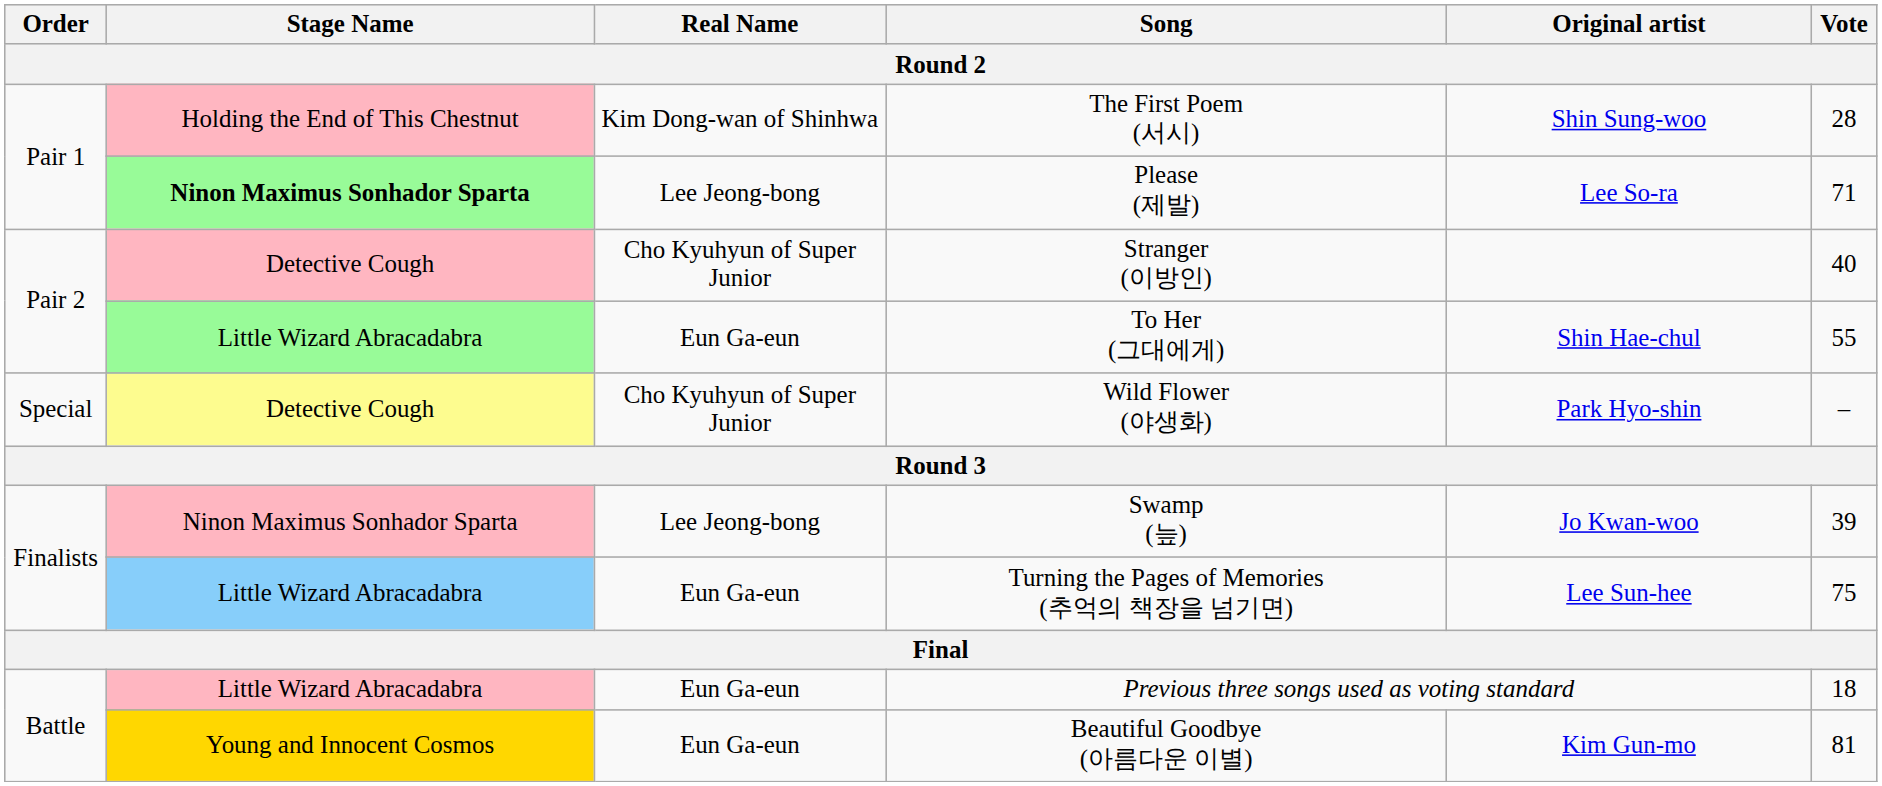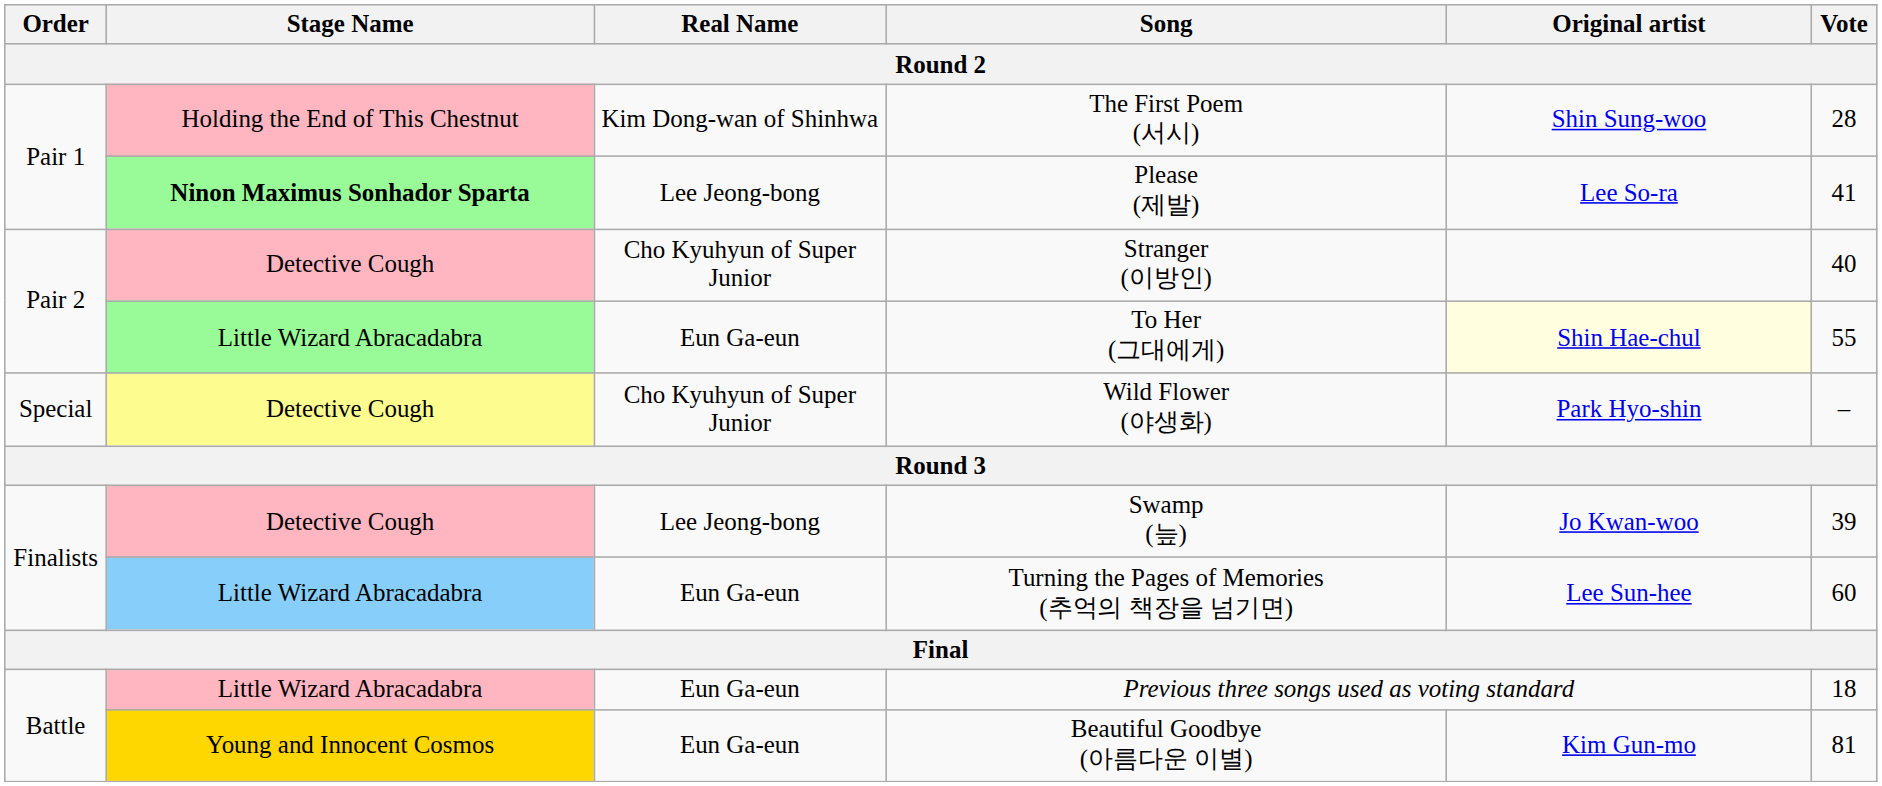(1844, 192) 71 -> (1844, 192) 41
(1629, 336) no background -> (1629, 336) lightyellow background
(350, 521) Ninon Maximus Sonhador Sparta -> (350, 521) Detective Cough
(1844, 593) 75 -> (1844, 593) 60
